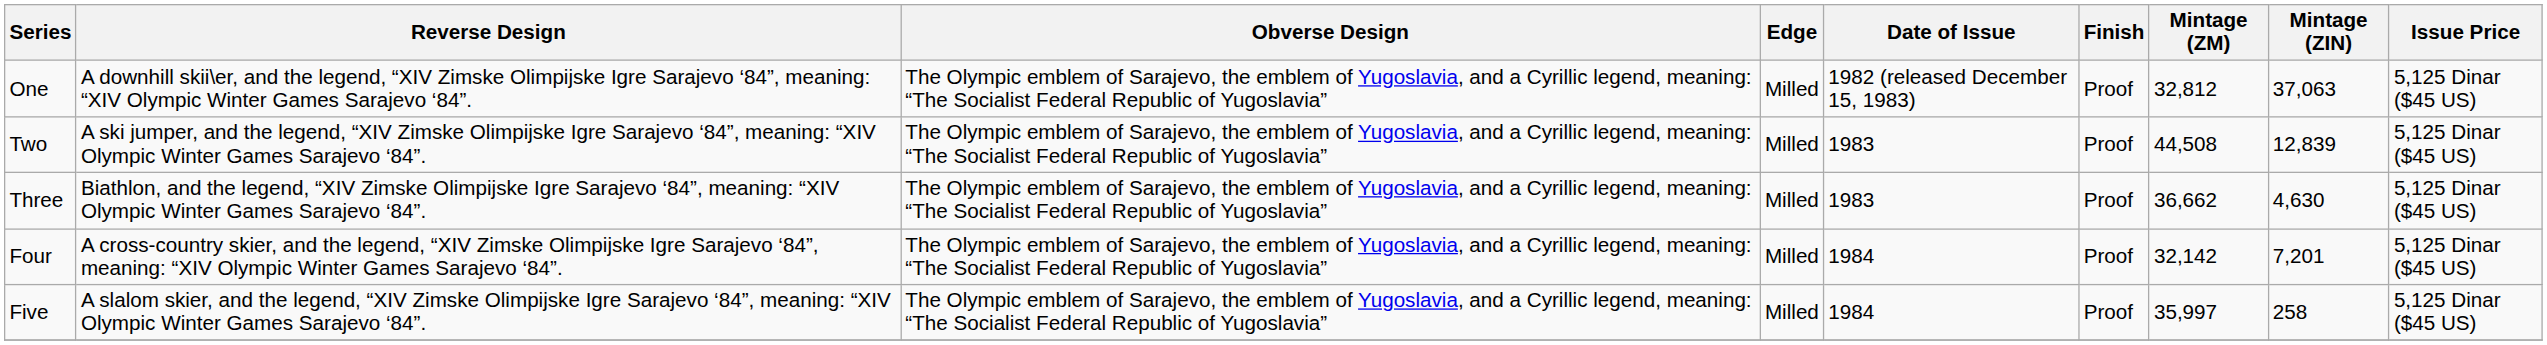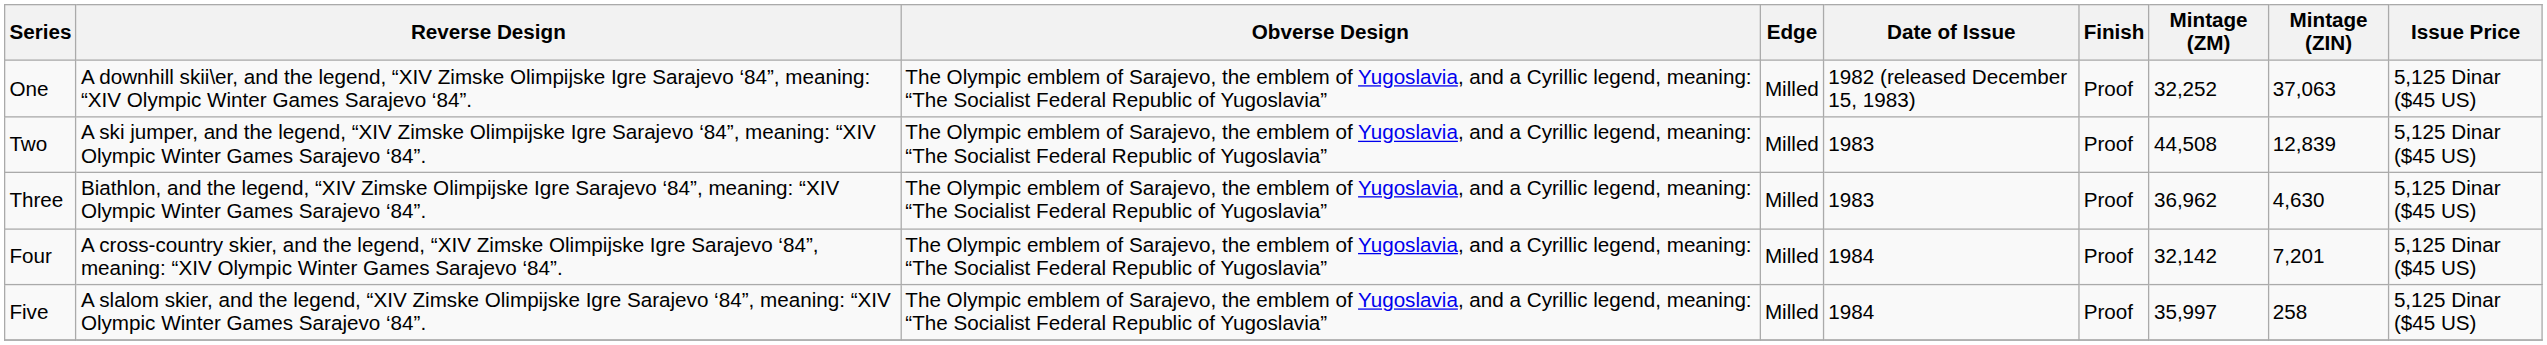(2185, 88) 32,812 -> (2185, 88) 32,252
(2185, 200) 36,662 -> (2185, 200) 36,962
